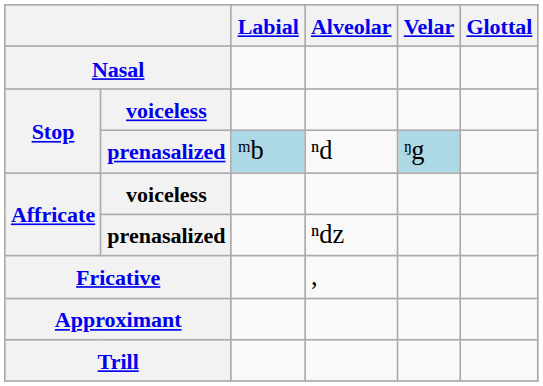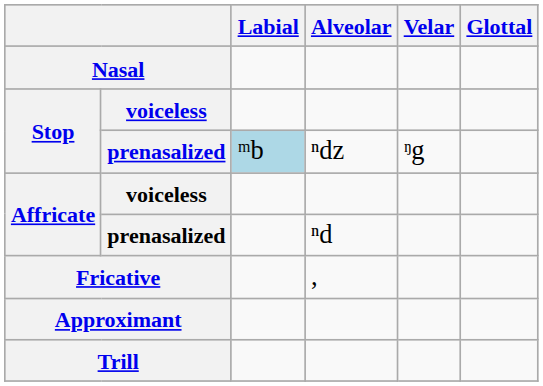(322, 151) ⁿd -> (328, 151) ⁿdz
(414, 151) lightblue background -> (414, 151) no background
(328, 234) ⁿdz -> (322, 234) ⁿd
